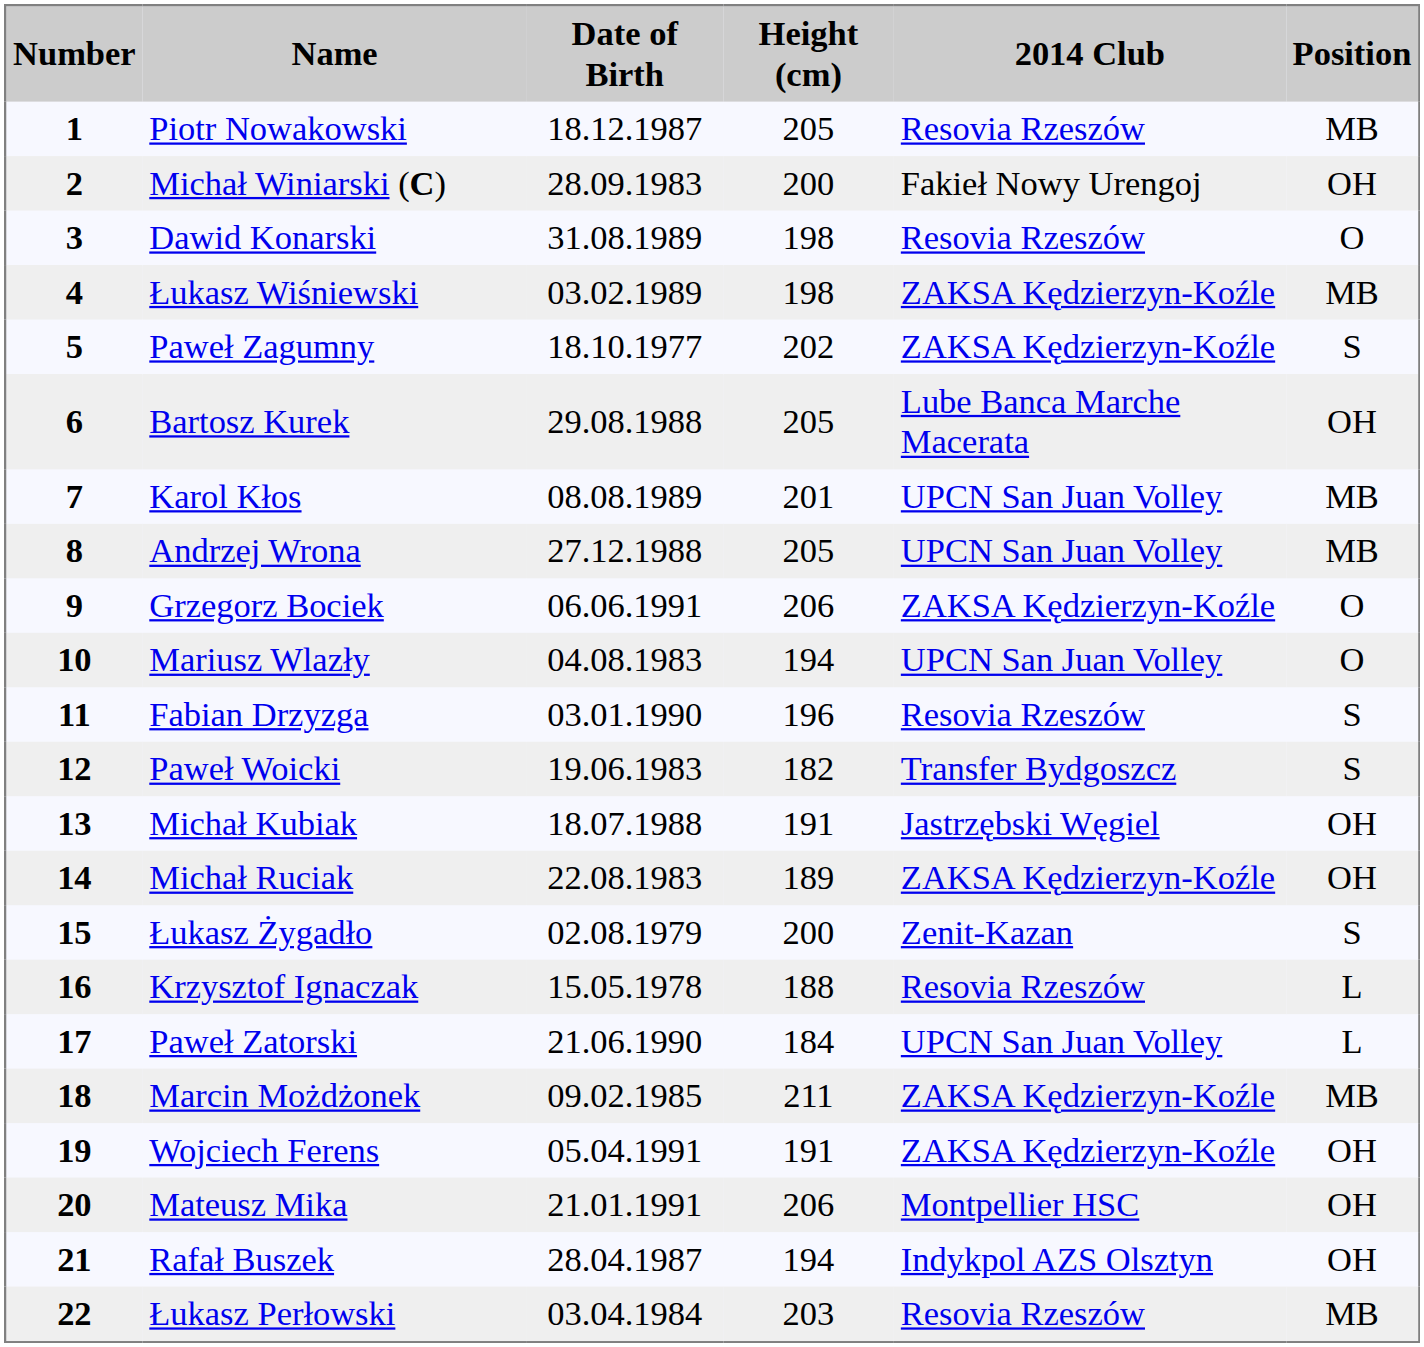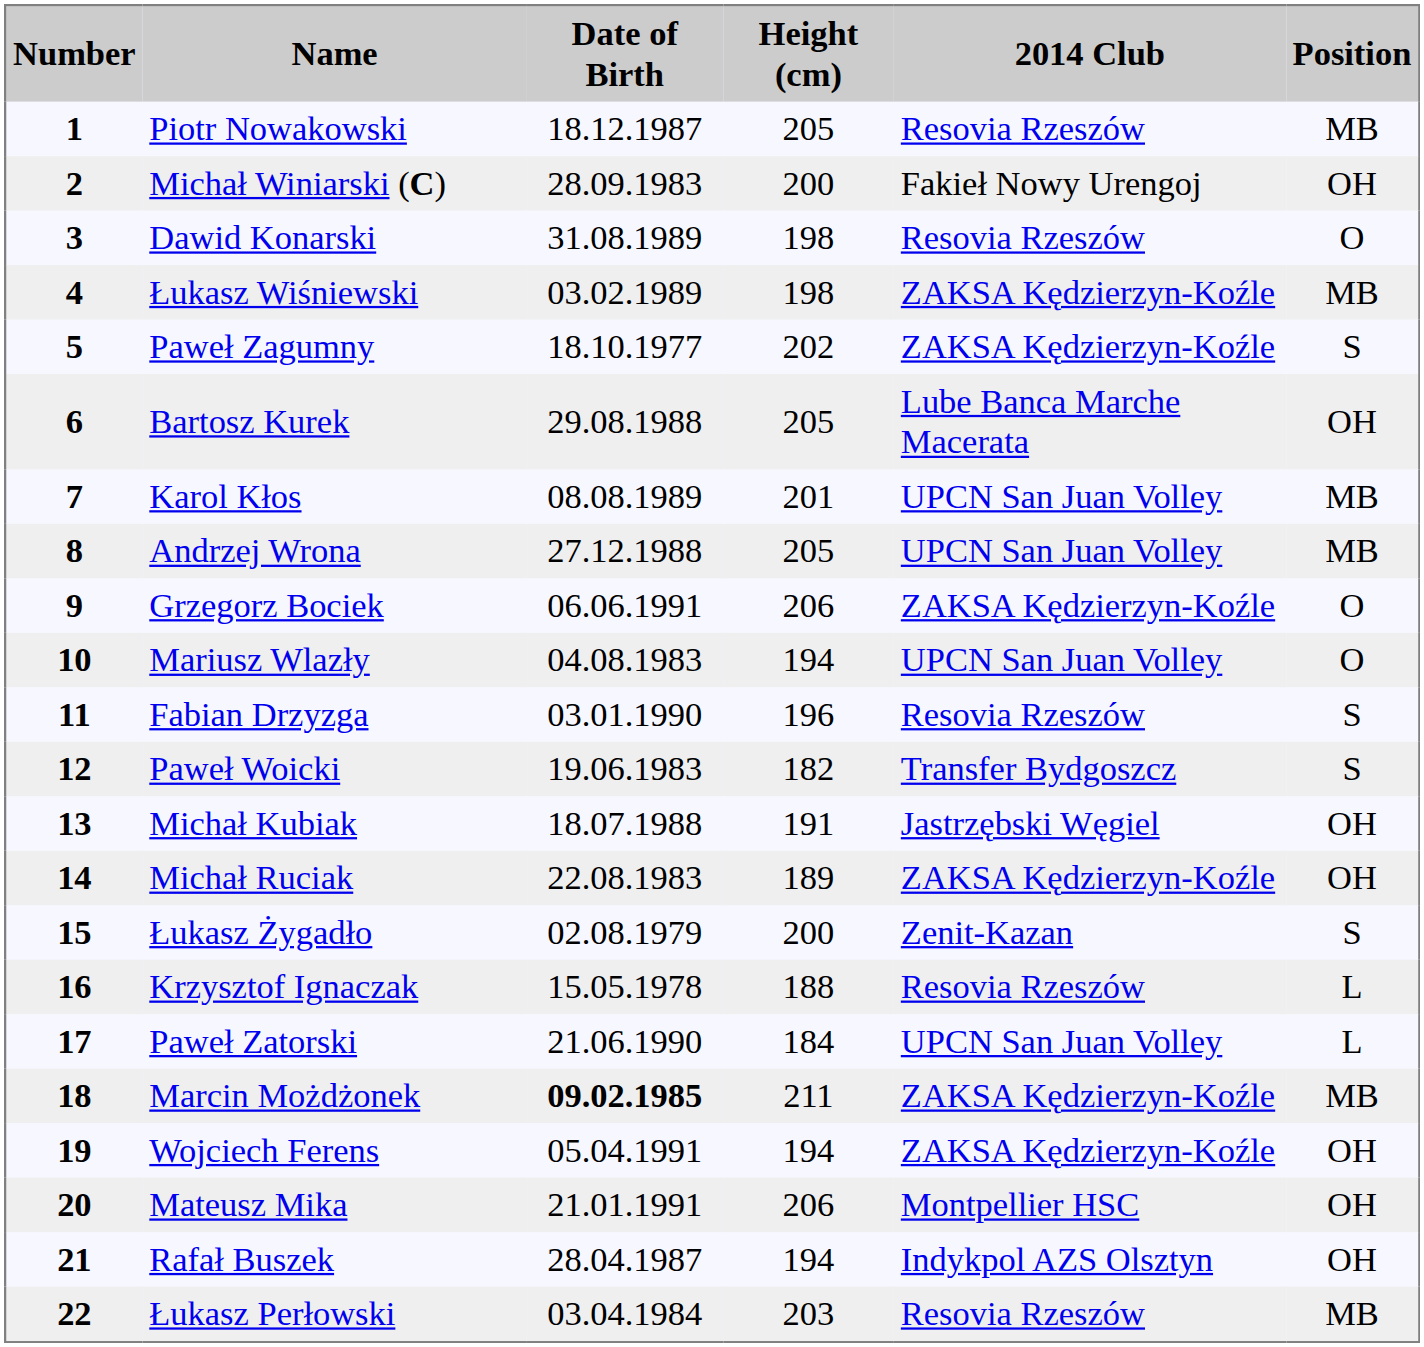(625, 1095) normal -> (625, 1095) bold
(808, 1149) 191 -> (808, 1149) 194
